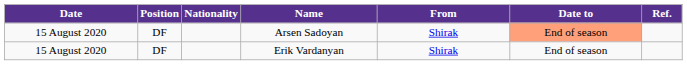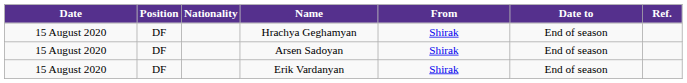+ row: (309, 32)
(576, 32) lightsalmon background -> (576, 51) no background
